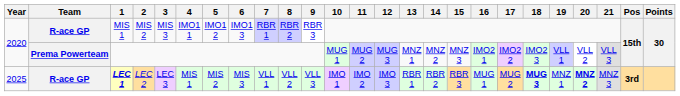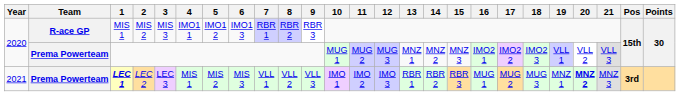(16, 78) 2025 -> (16, 78) 2021
(70, 78) R-ace GP -> (70, 78) Prema Powerteam
(536, 78) bold -> (536, 78) normal
